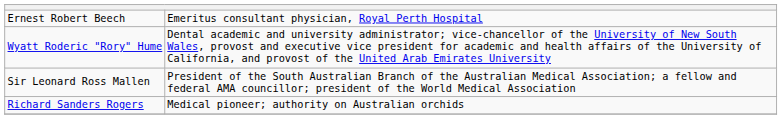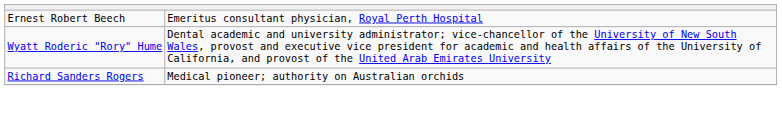- row: (79, 82)
